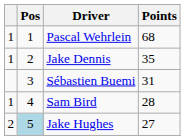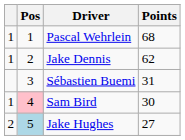(148, 58) 35 -> (148, 58) 62
(30, 102) no background -> (30, 102) pink background
(148, 102) 28 -> (148, 102) 30
